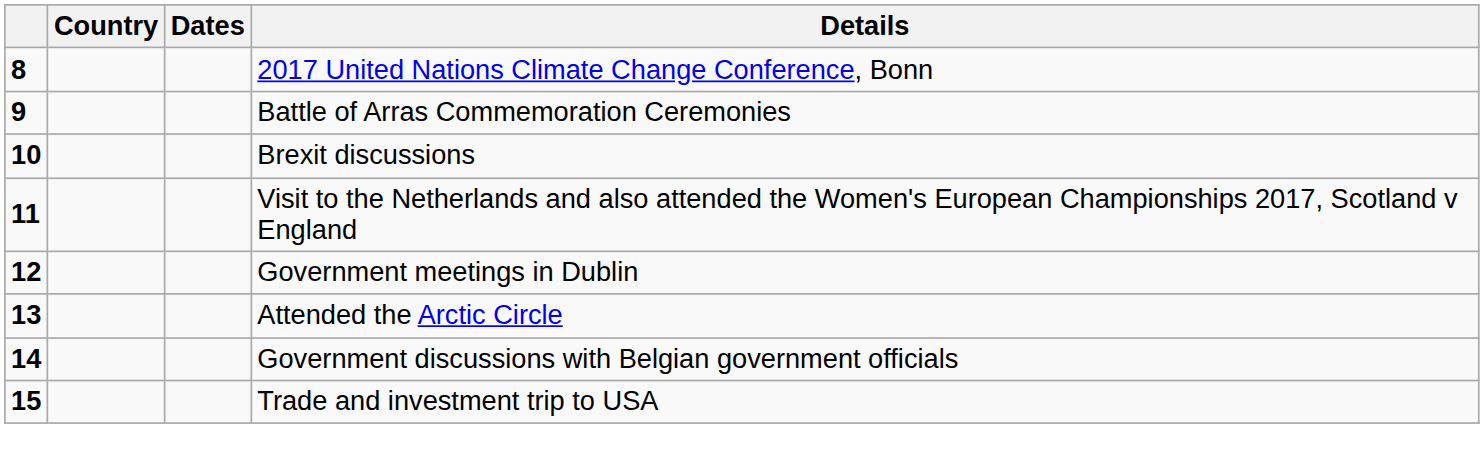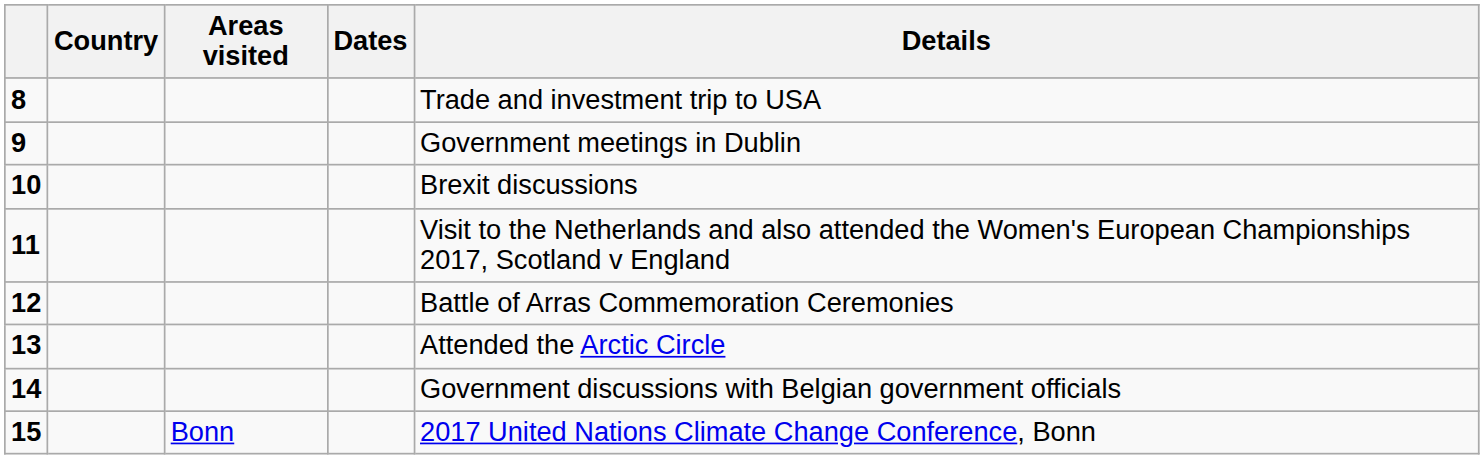+ column: (246, 41)
(595, 69) 2017 United Nations Climate Change Conference, Bonn -> (621, 99) Trade and investment trip to USA
(524, 112) Battle of Arras Commemoration Ceremonies -> (611, 142) Government meetings in Dublin
(448, 272) Government meetings in Dublin -> (687, 302) Battle of Arras Commemoration Ceremonies
(458, 401) Trade and investment trip to USA -> (758, 432) 2017 United Nations Climate Change Conference, Bonn
